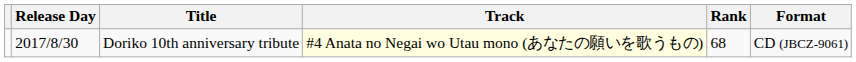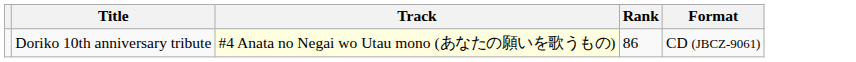- column: (56, 16)
(718, 42) 68 -> (630, 42) 86
